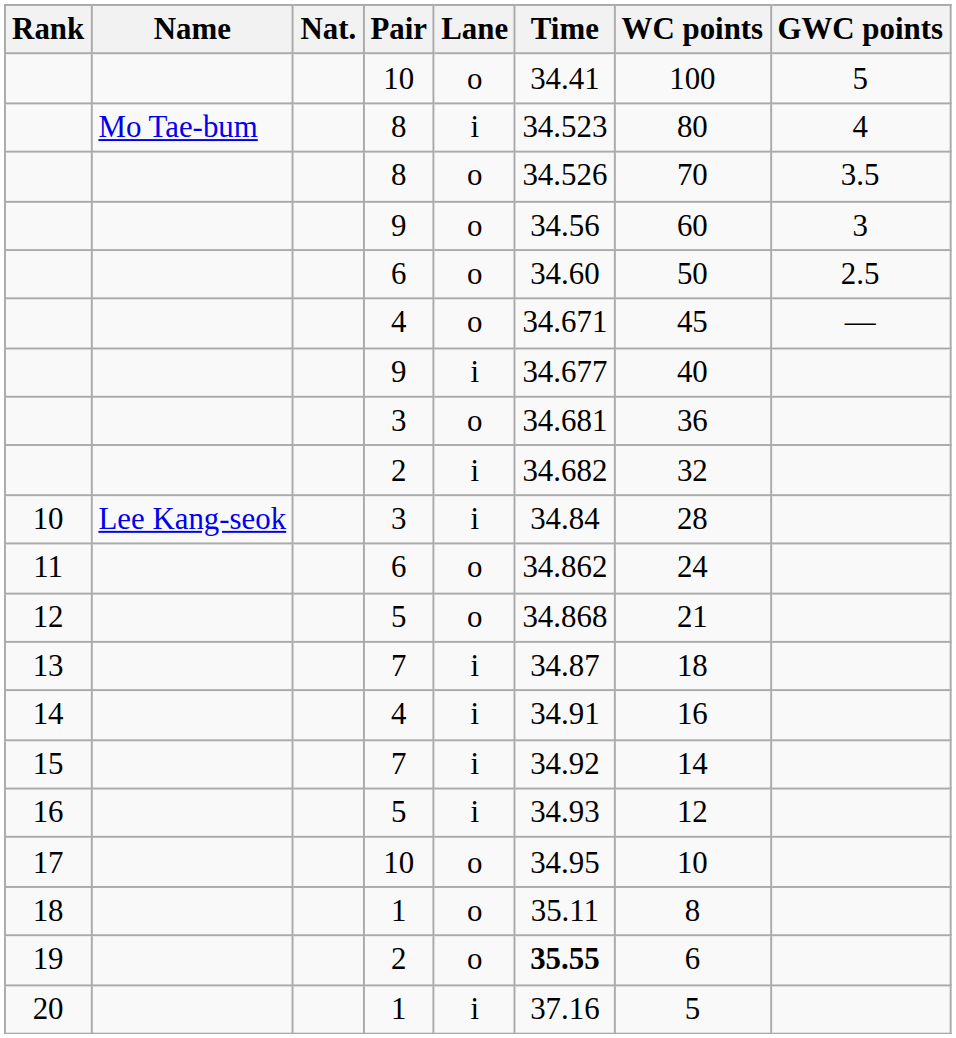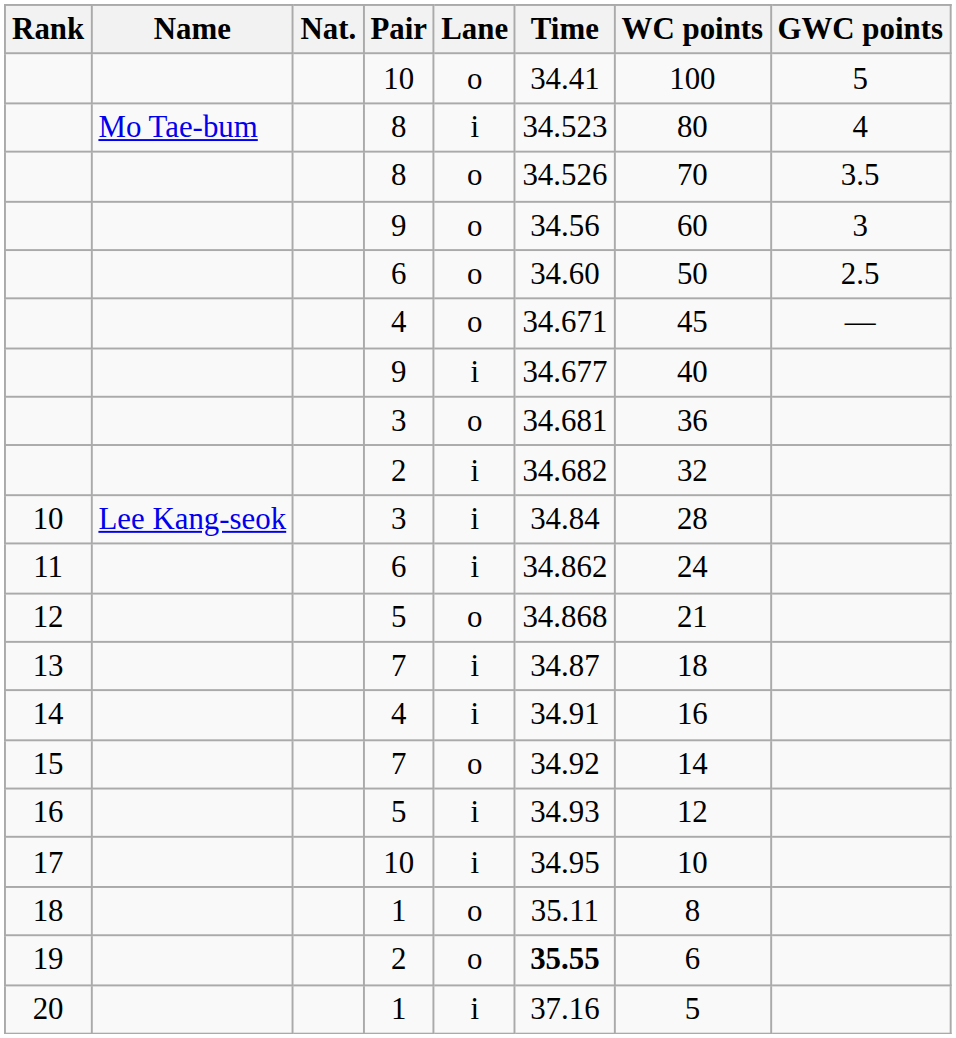(475, 567) o -> (475, 567) i
(475, 763) i -> (475, 763) o
(475, 861) o -> (475, 861) i
